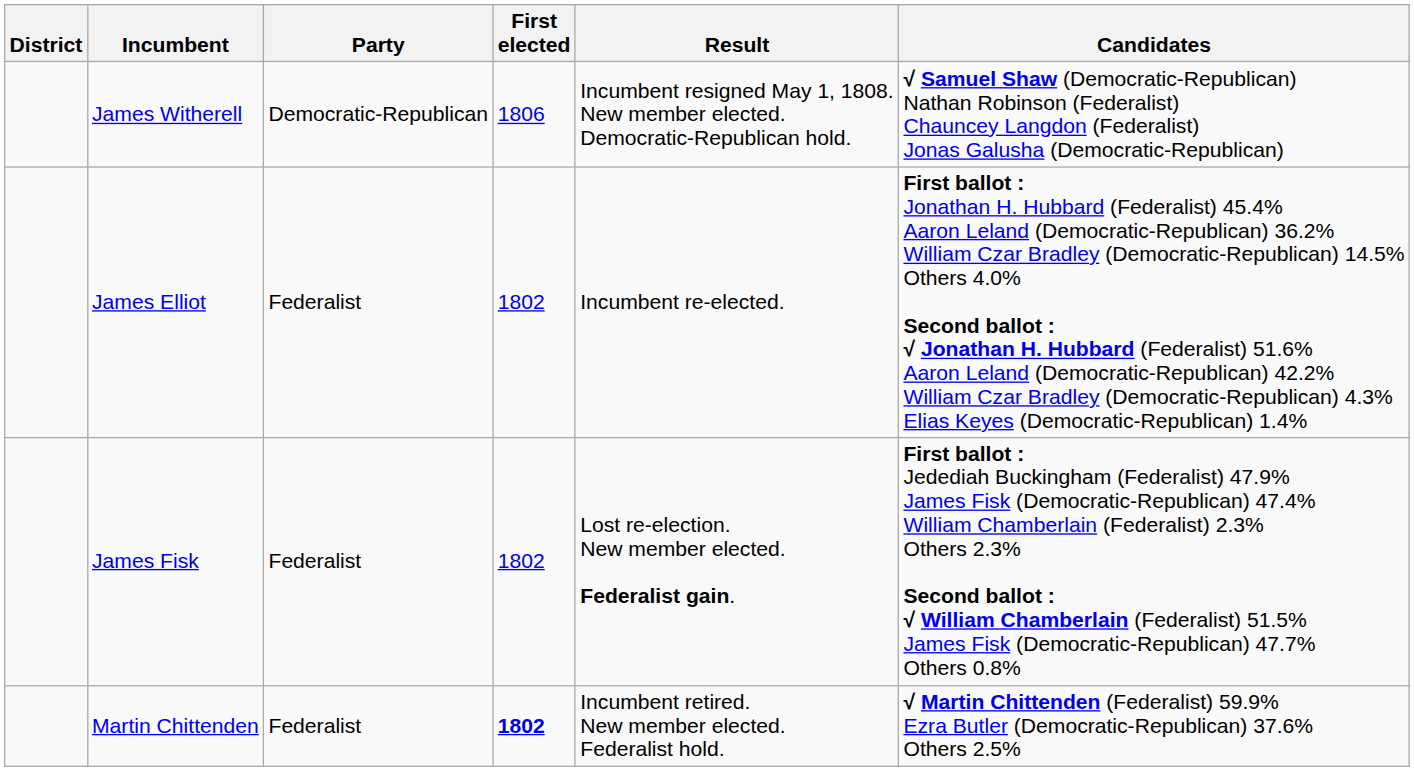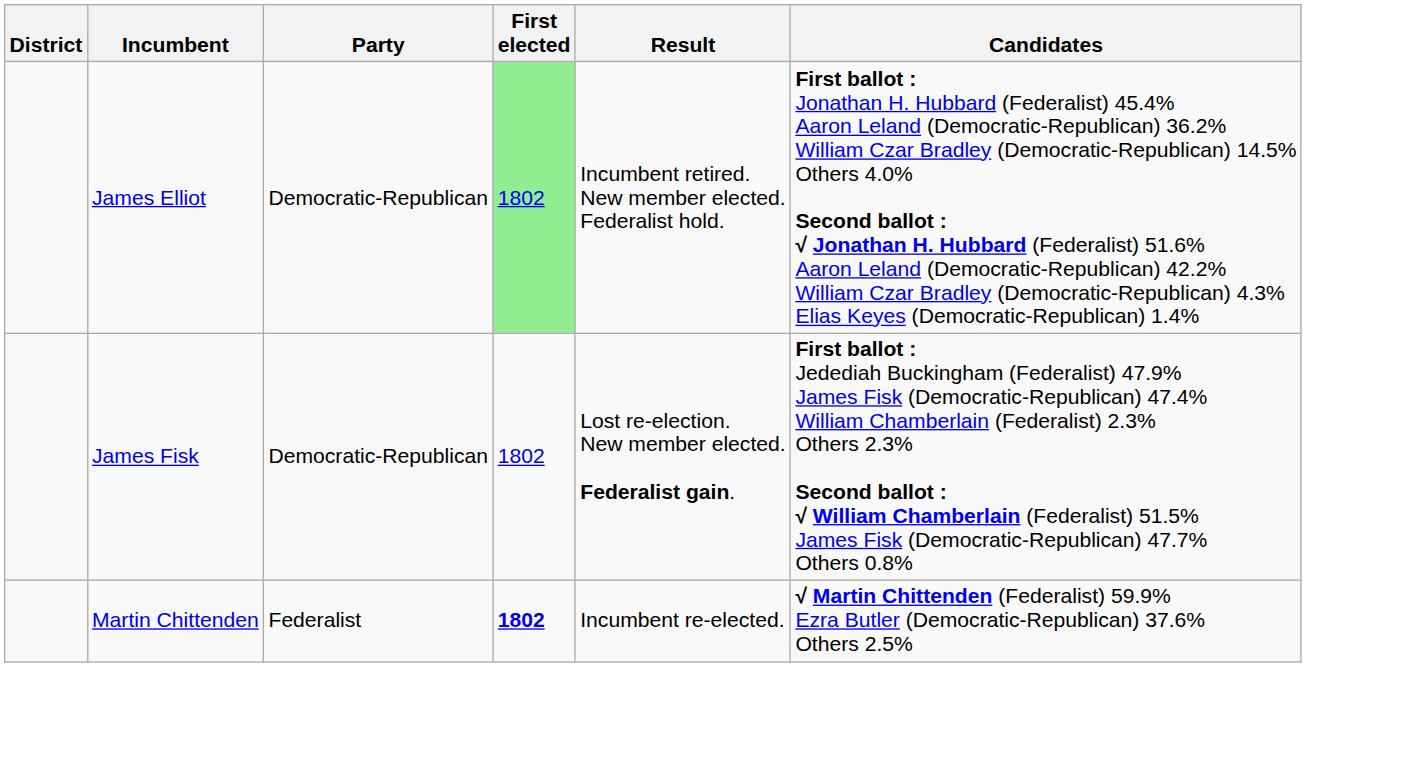- row: (167, 114)
(315, 302) Federalist -> (378, 197) Democratic-Republican
(521, 302) no background -> (521, 197) lightgreen background
(682, 302) Incumbent re-elected. -> (683, 197) Incumbent retired. New member elected. Federalist hold.
(315, 561) Federalist -> (378, 456) Democratic-Republican
(683, 725) Incumbent retired. New member elected. Federalist hold. -> (682, 620) Incumbent re-elected.
